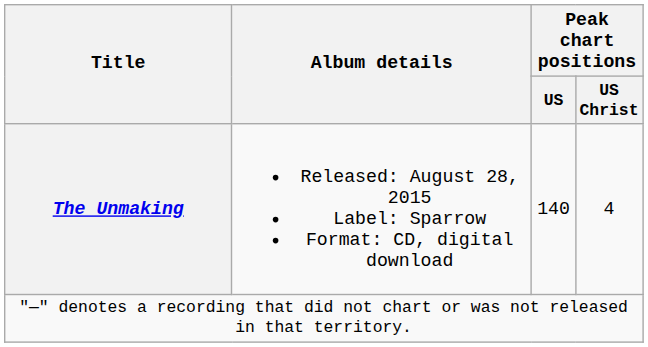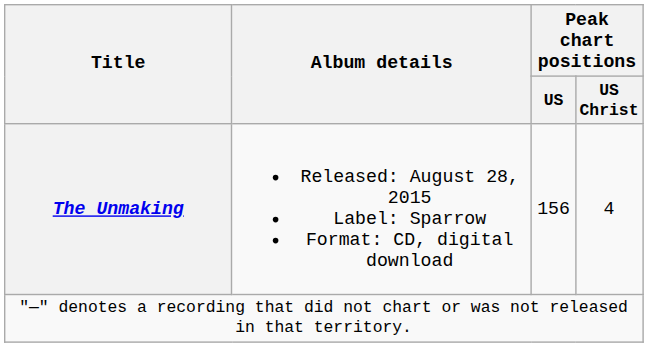(554, 209) 140 -> (554, 209) 156
